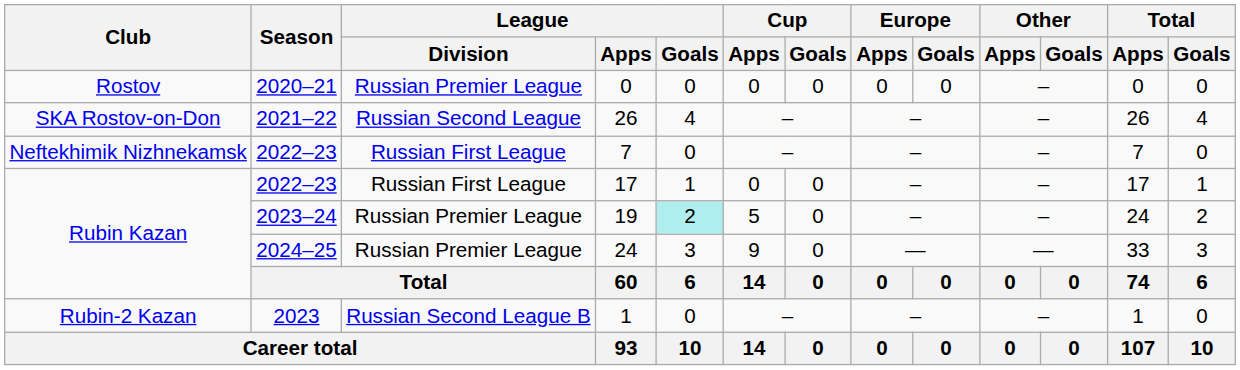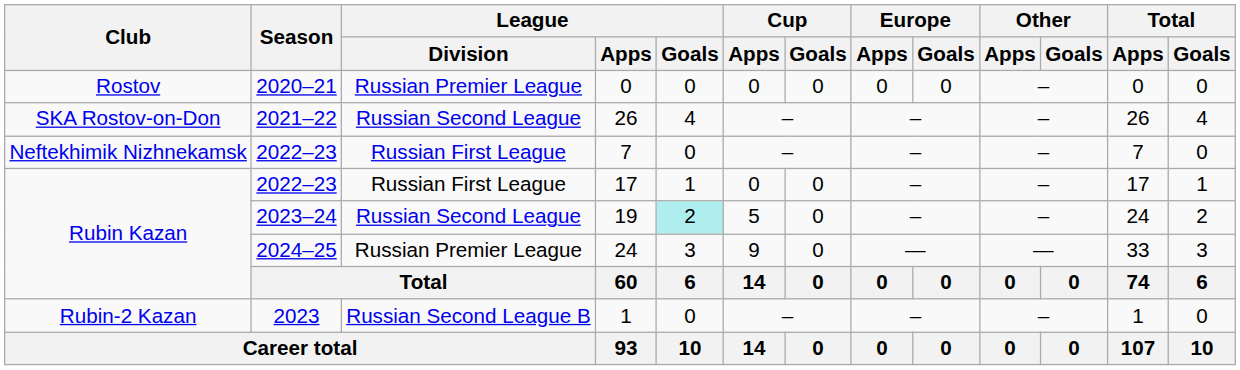(468, 217) Russian Premier League -> (468, 217) Russian Second League
